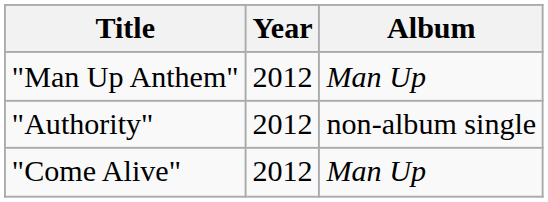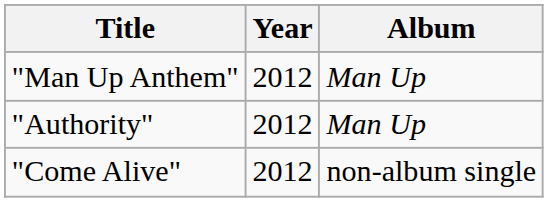(431, 123) non-album single -> (376, 123) Man Up
(376, 171) Man Up -> (431, 171) non-album single
